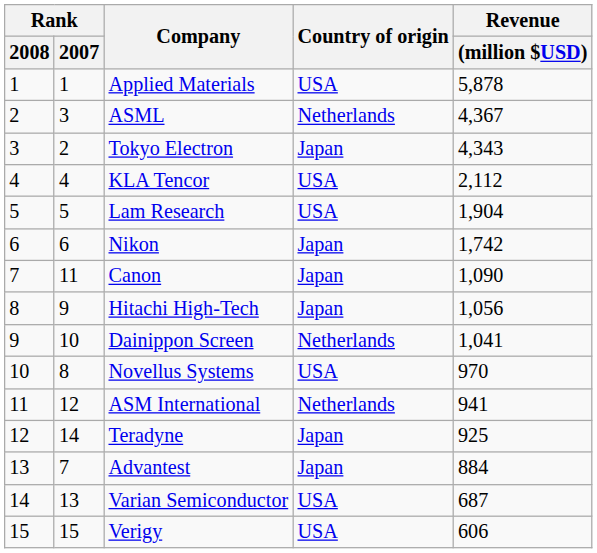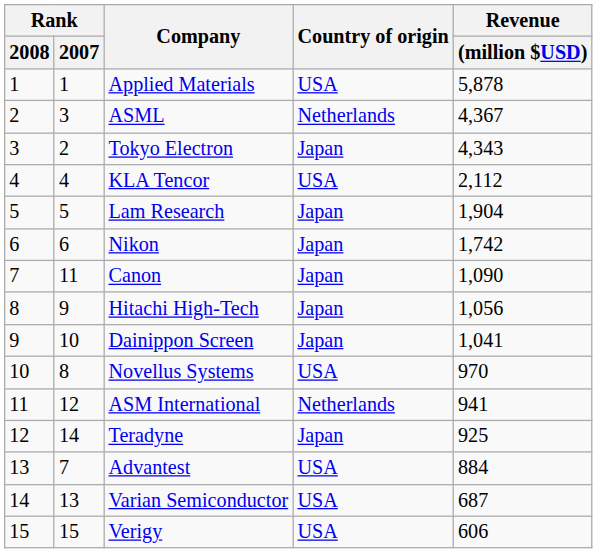(318, 212) USA -> (320, 212) Japan
(346, 340) Netherlands -> (320, 340) Japan
(320, 468) Japan -> (318, 468) USA
